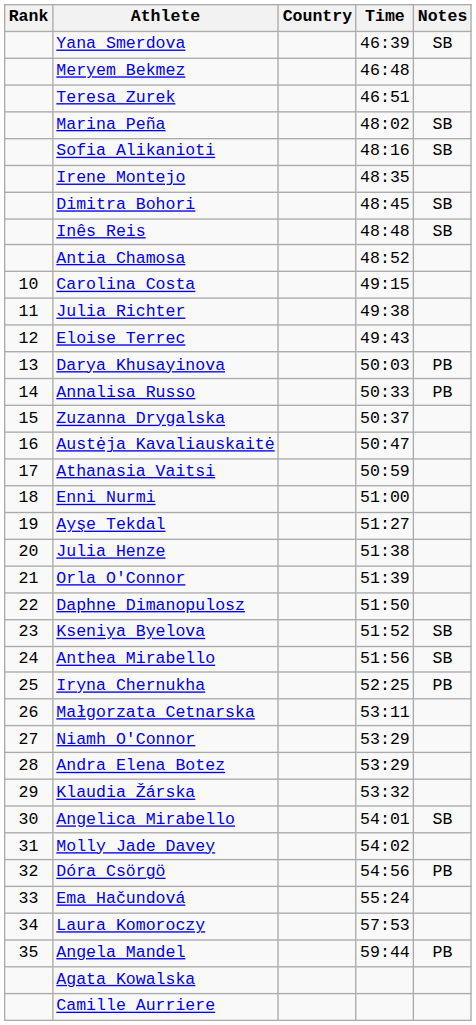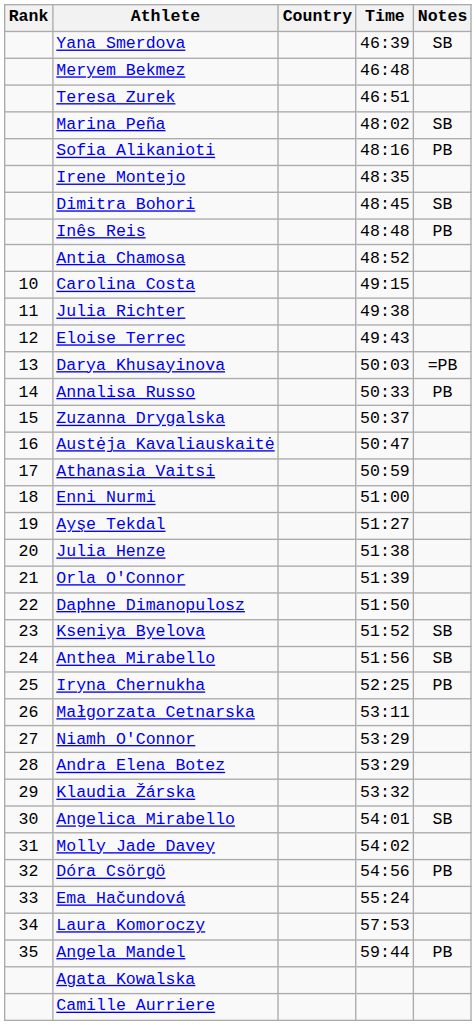(443, 152) SB -> (443, 152) PB
(443, 232) SB -> (443, 232) PB
(443, 366) PB -> (443, 366) =PB
